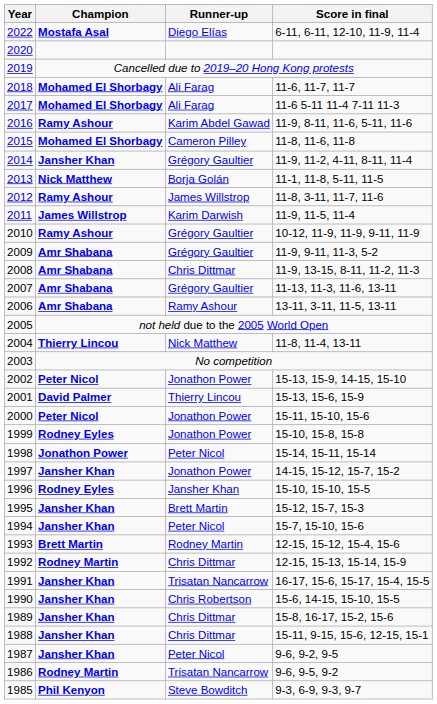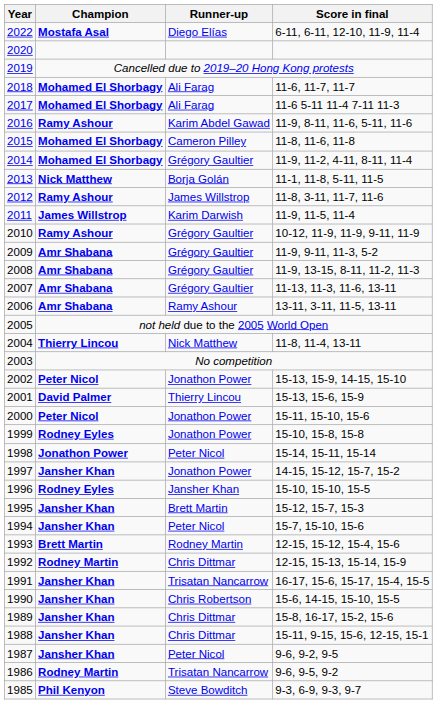(76, 160) Jansher Khan -> (100, 160) Mohamed El Shorbagy
(202, 270) Chris Dittmar -> (211, 270) Grégory Gaultier
